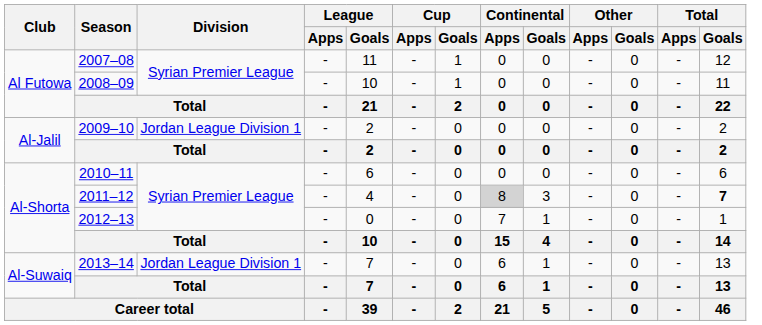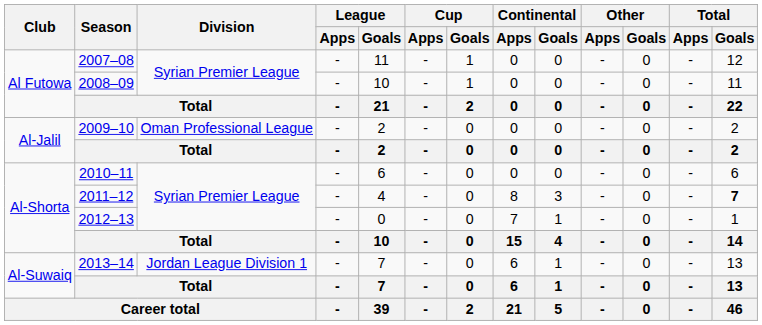(221, 128) Jordan League Division 1 -> (227, 128) Oman Professional League
(502, 196) lightgrey background -> (514, 196) no background
